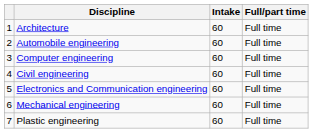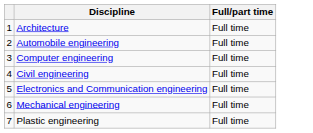- column: (226, 12)
